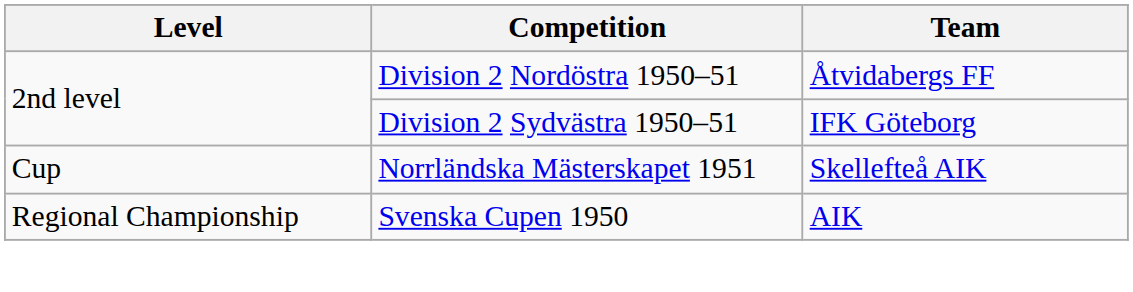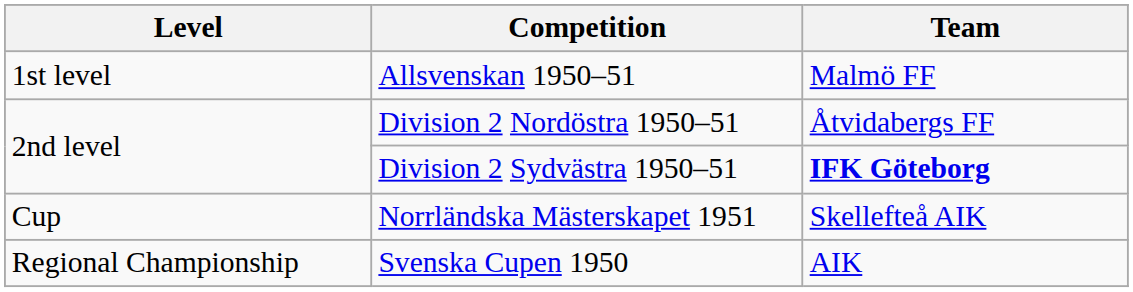+ row: (507, 74)
(893, 121) normal -> (900, 168) bold
